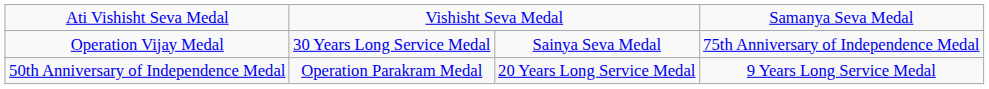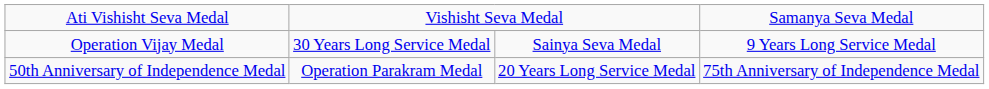(841, 44) 75th Anniversary of Independence Medal -> (841, 44) 9 Years Long Service Medal
(841, 70) 9 Years Long Service Medal -> (841, 70) 75th Anniversary of Independence Medal
